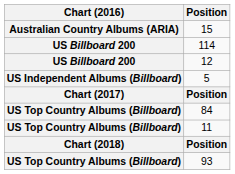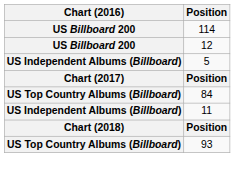- row: (207, 29)
(94, 128) US Top Country Albums (Billboard) -> (94, 111) US Independent Albums (Billboard)
